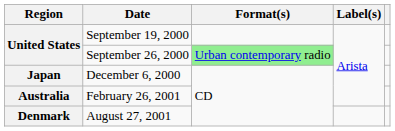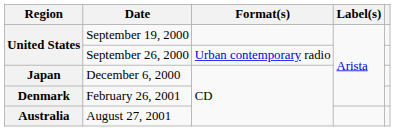(263, 55) lightgreen background -> (263, 55) no background
(44, 95) Australia -> (44, 95) Denmark
(44, 116) Denmark -> (44, 116) Australia
